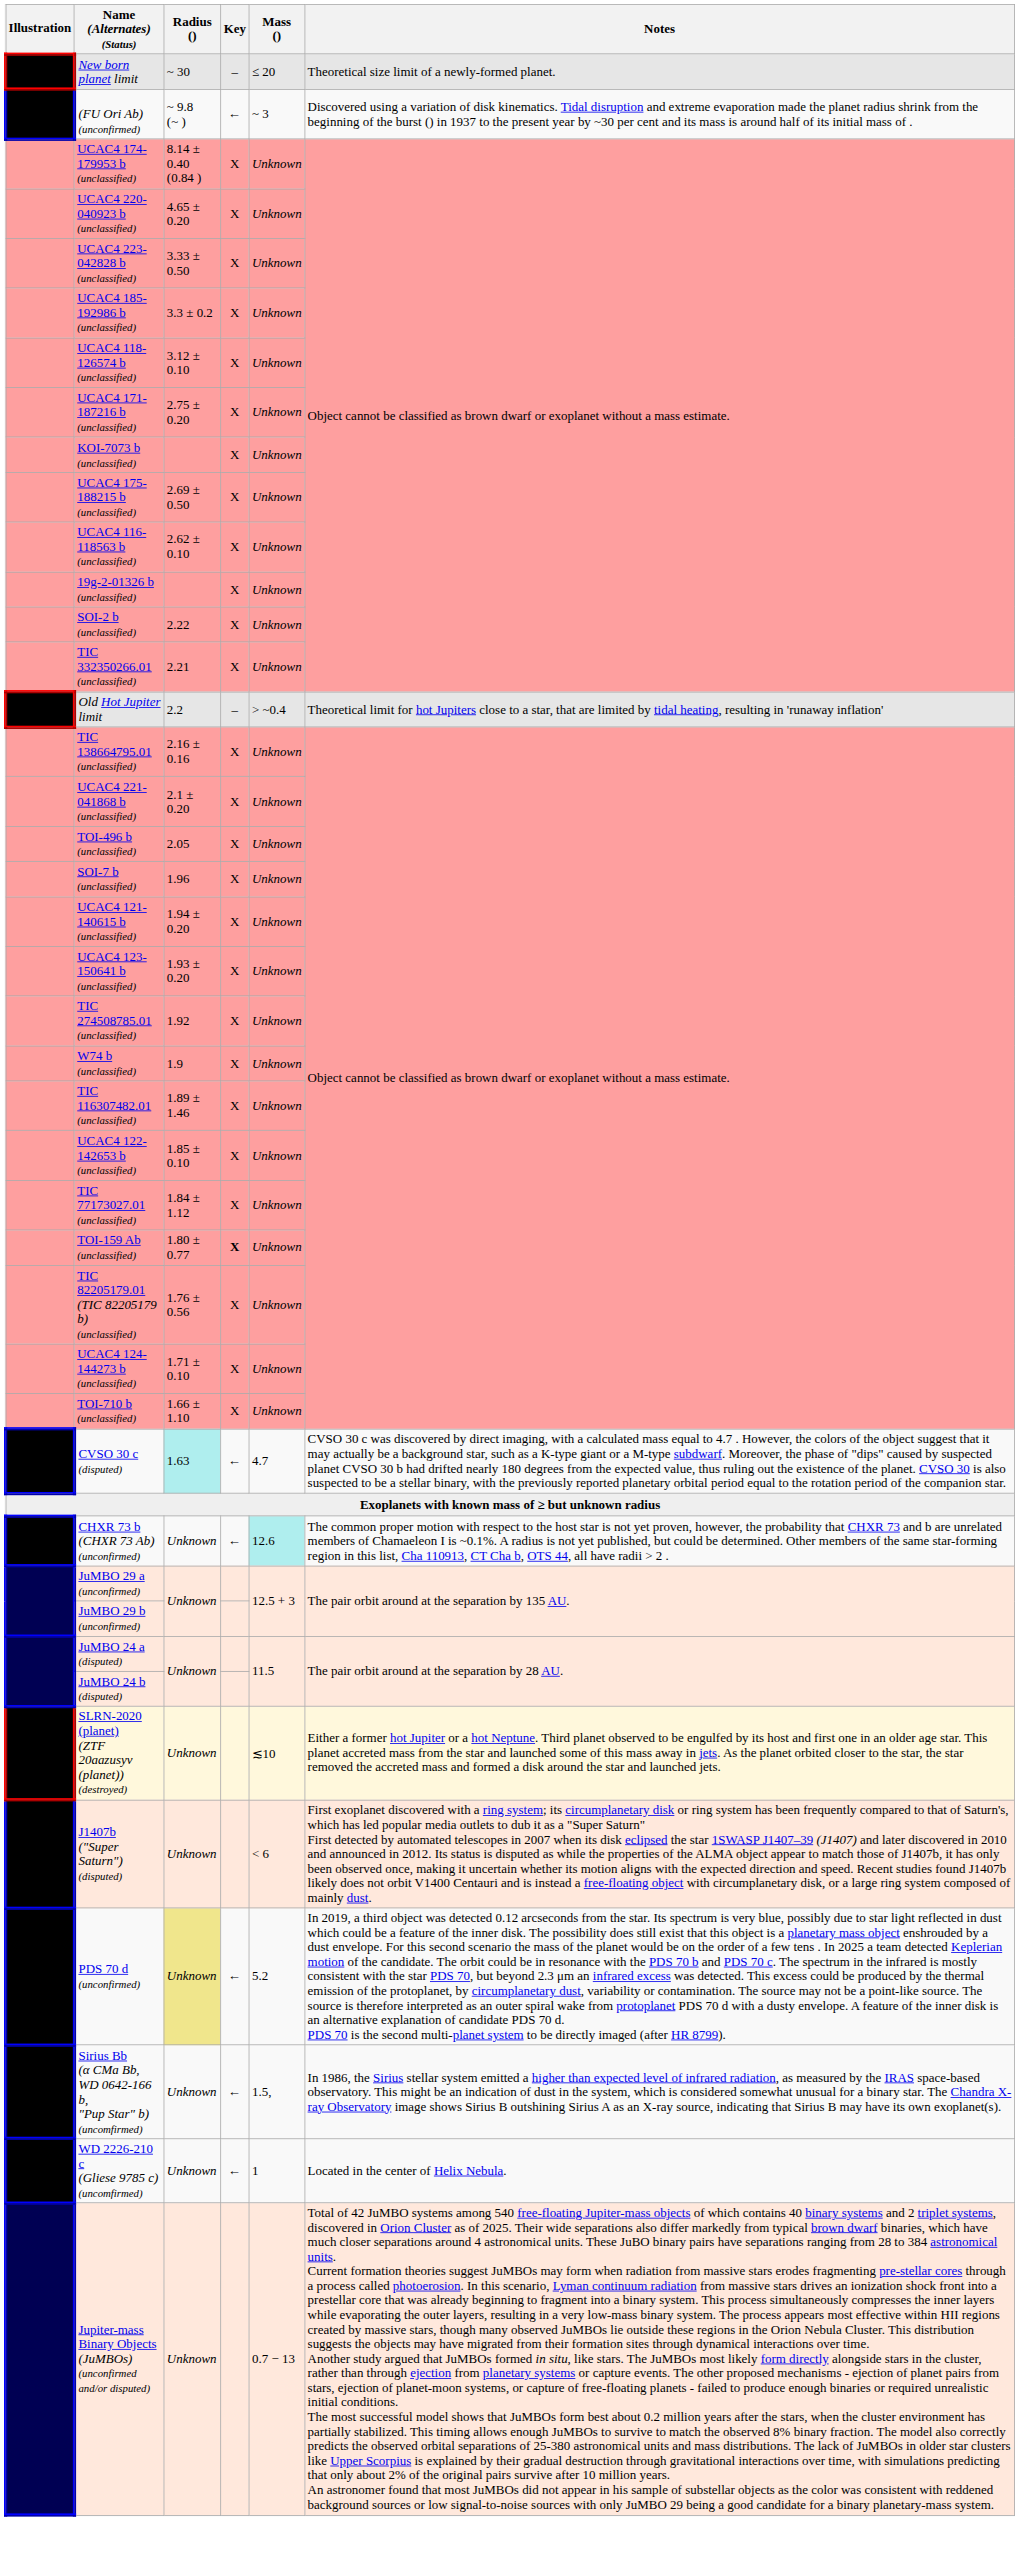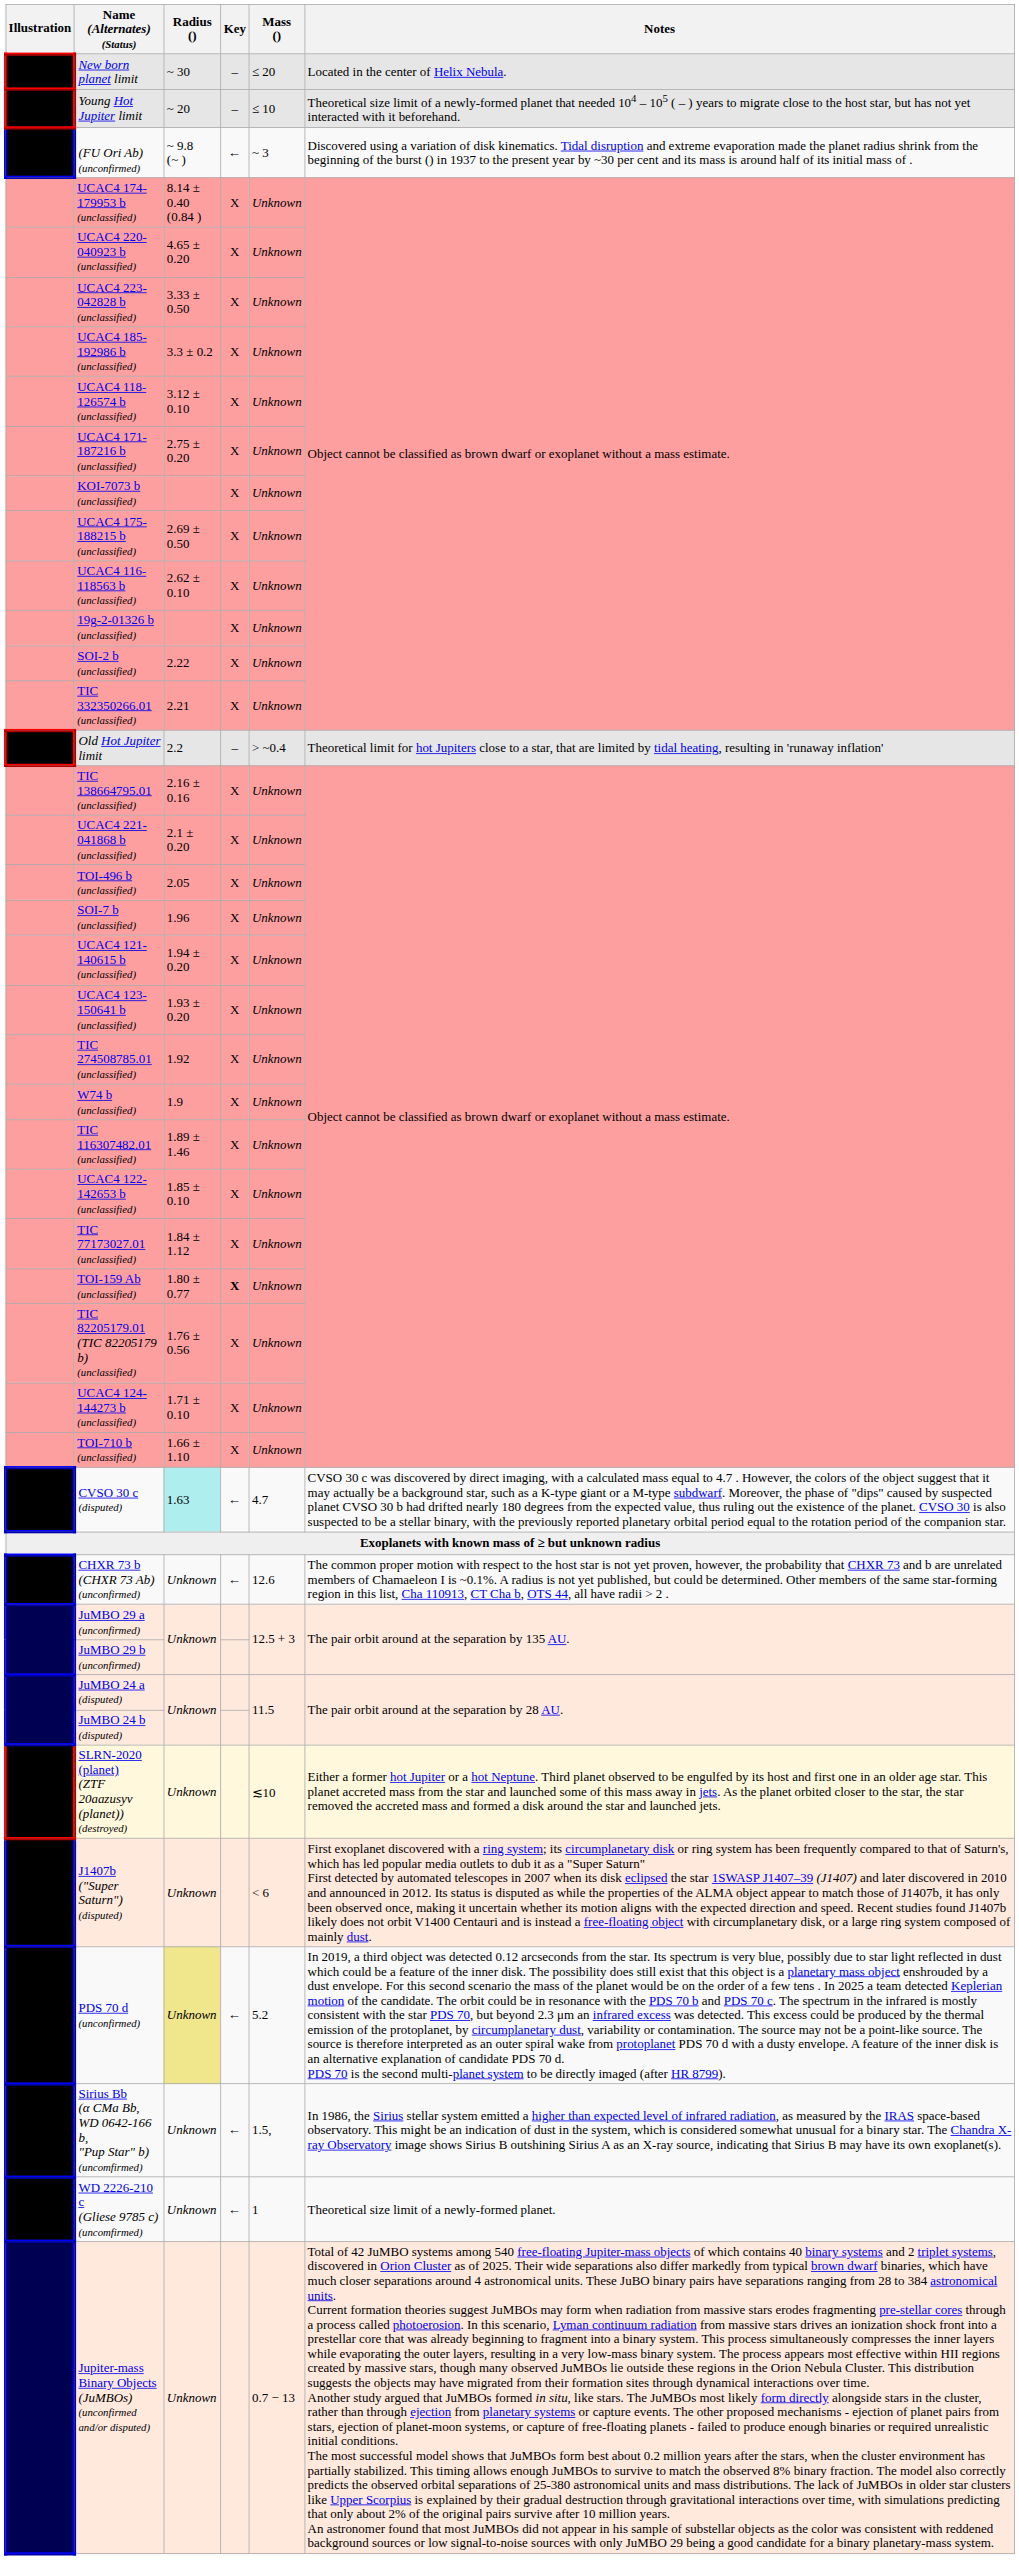(432, 71) Theoretical size limit of a newly-formed planet. -> (407, 71) Located in the center of Helix Nebula.
+ row: (110, 108)
(263, 1541) paleturquoise background -> (263, 1579) no background
(407, 2170) Located in the center of Helix Nebula. -> (432, 2209) Theoretical size limit of a newly-formed planet.
